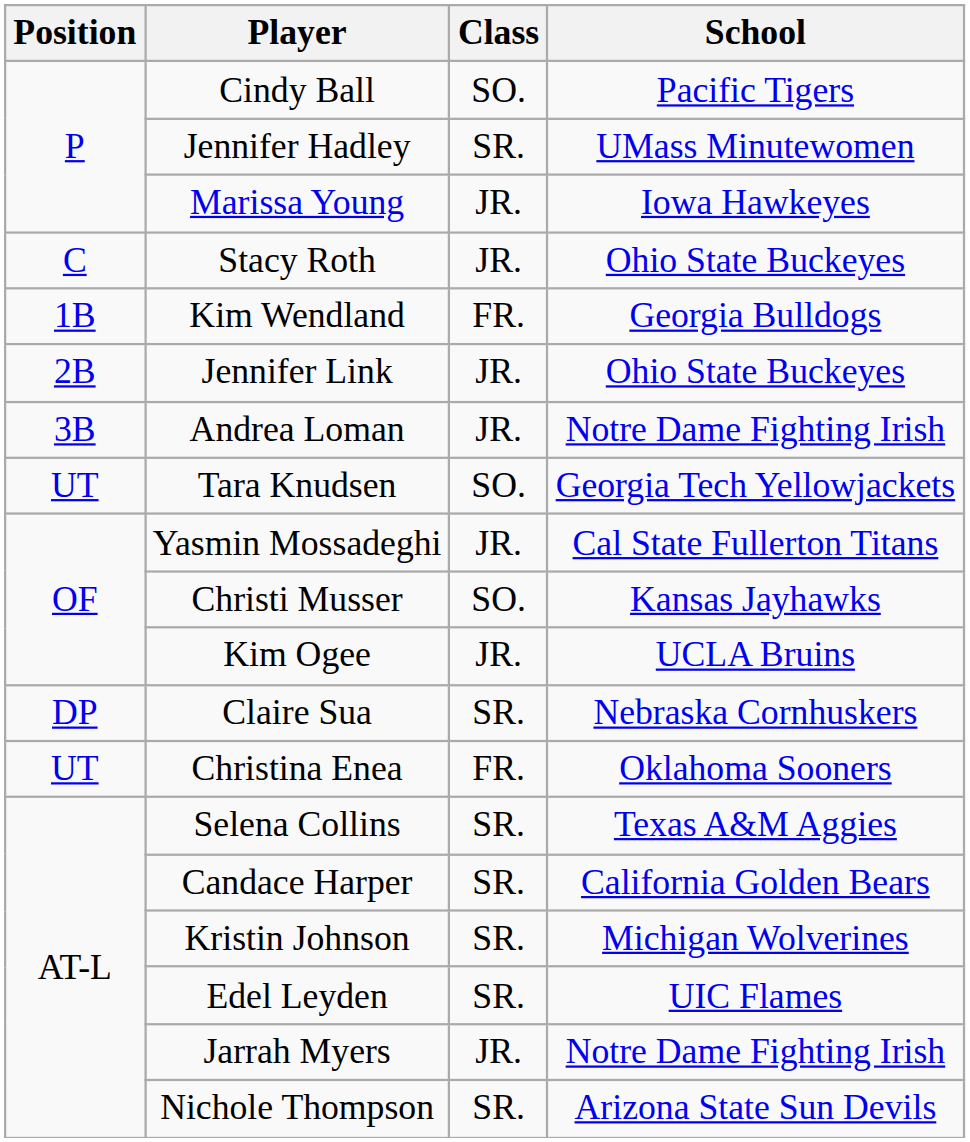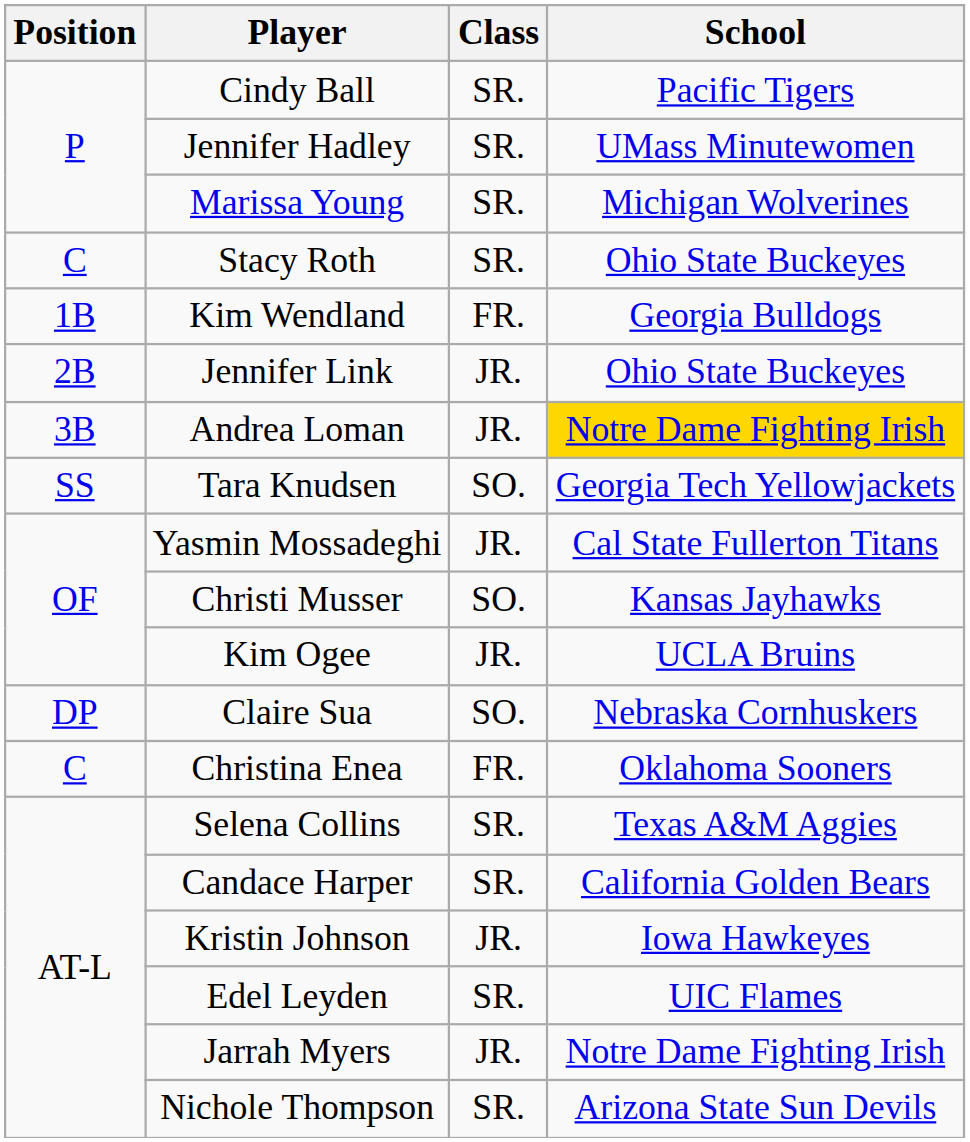(499, 89) SO. -> (499, 89) SR.
(499, 202) JR. -> (499, 202) SR.
(755, 202) Iowa Hawkeyes -> (755, 202) Michigan Wolverines
(499, 259) JR. -> (499, 259) SR.
(755, 428) no background -> (755, 428) gold background
(75, 485) UT -> (75, 485) SS
(499, 711) SR. -> (499, 711) SO.
(75, 768) UT -> (75, 768) C
(499, 938) SR. -> (499, 938) JR.
(755, 938) Michigan Wolverines -> (755, 938) Iowa Hawkeyes
